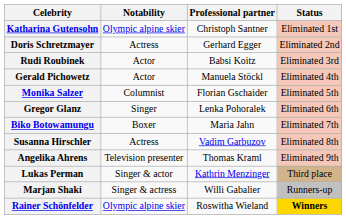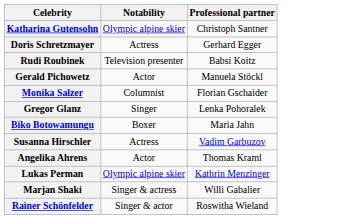- column: (310, 12)
(144, 61) Actor -> (144, 61) Television presenter
(144, 158) Television presenter -> (144, 158) Actor
(144, 174) Singer & actor -> (144, 174) Olympic alpine skier
(144, 206) Olympic alpine skier -> (144, 206) Singer & actor
